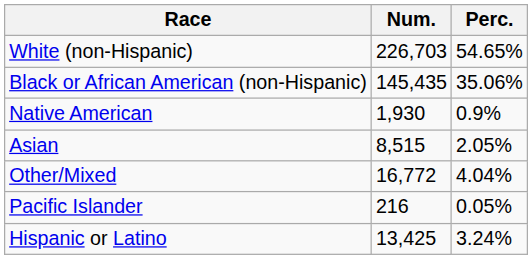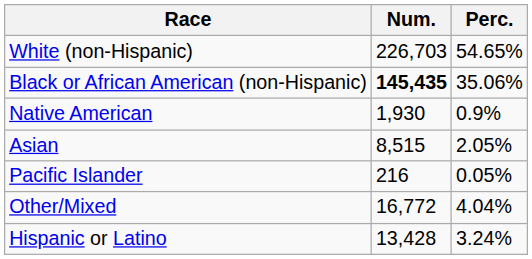(411, 82) normal -> (411, 82) bold
rows swapped: (76, 207) <-> (63, 176)
(406, 238) 13,425 -> (406, 238) 13,428
